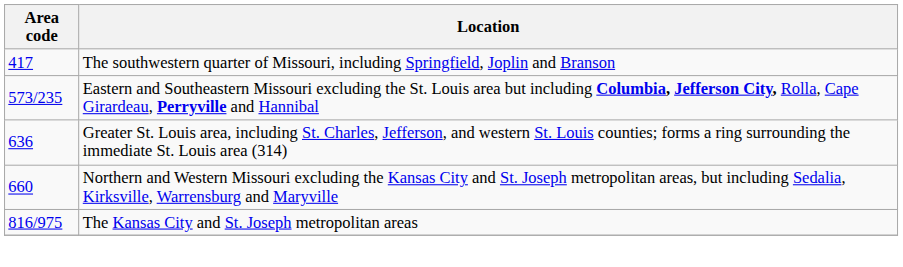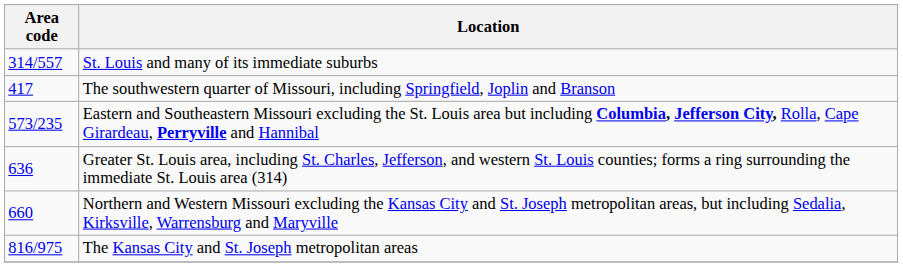+ row: (230, 62)
